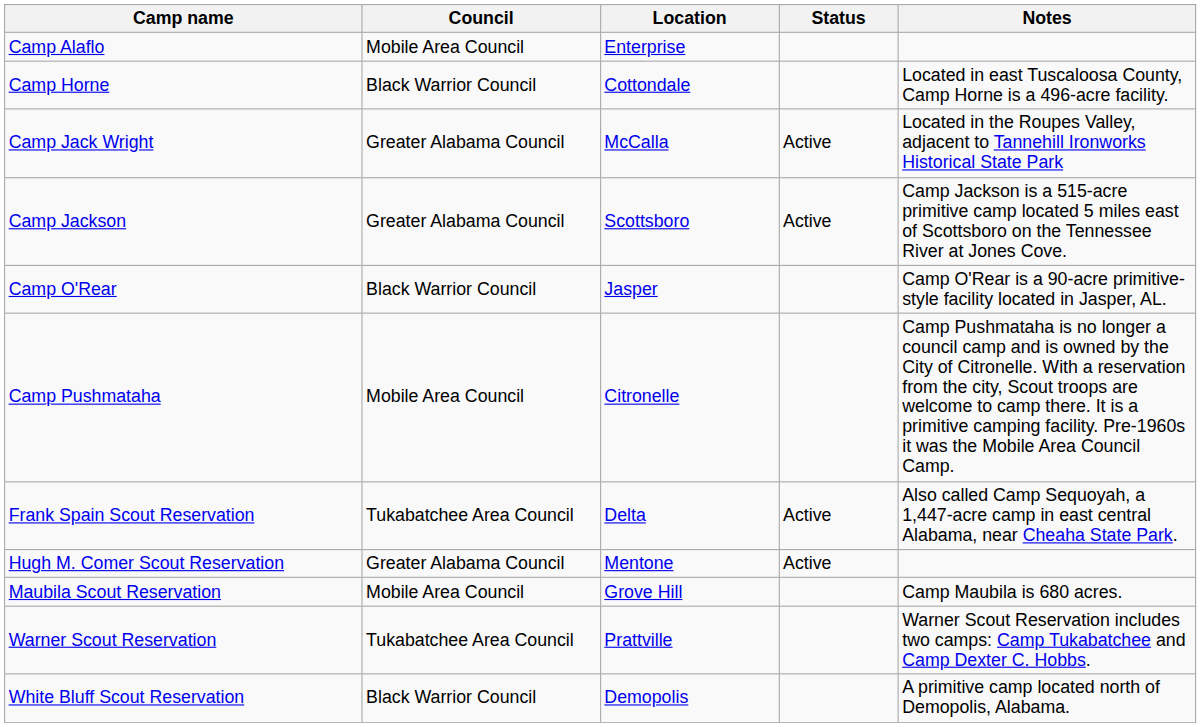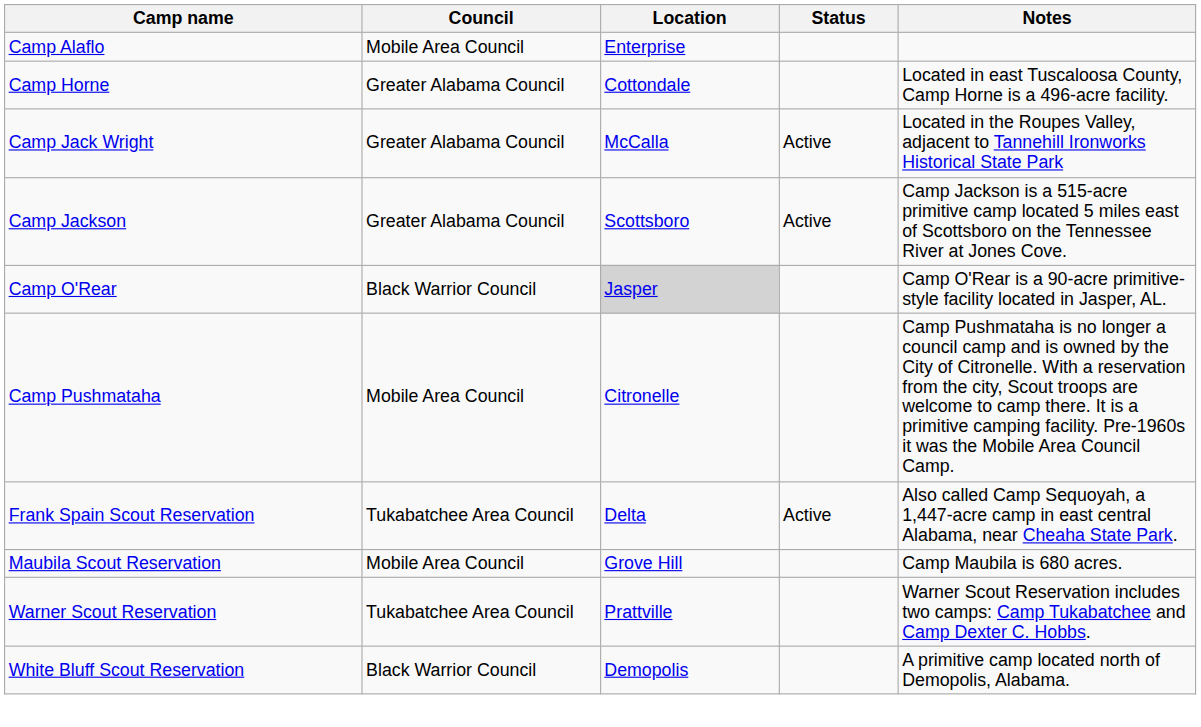(451, 84) Black Warrior Council -> (465, 84) Greater Alabama Council
(631, 289) no background -> (631, 289) lightgrey background
- row: (146, 563)
